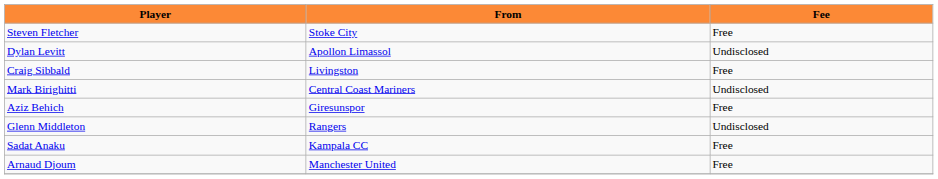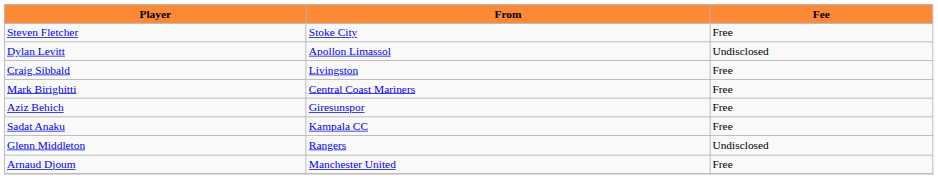(741, 89) Undisclosed -> (723, 89) Free
rows swapped: (46, 126) <-> (36, 145)
